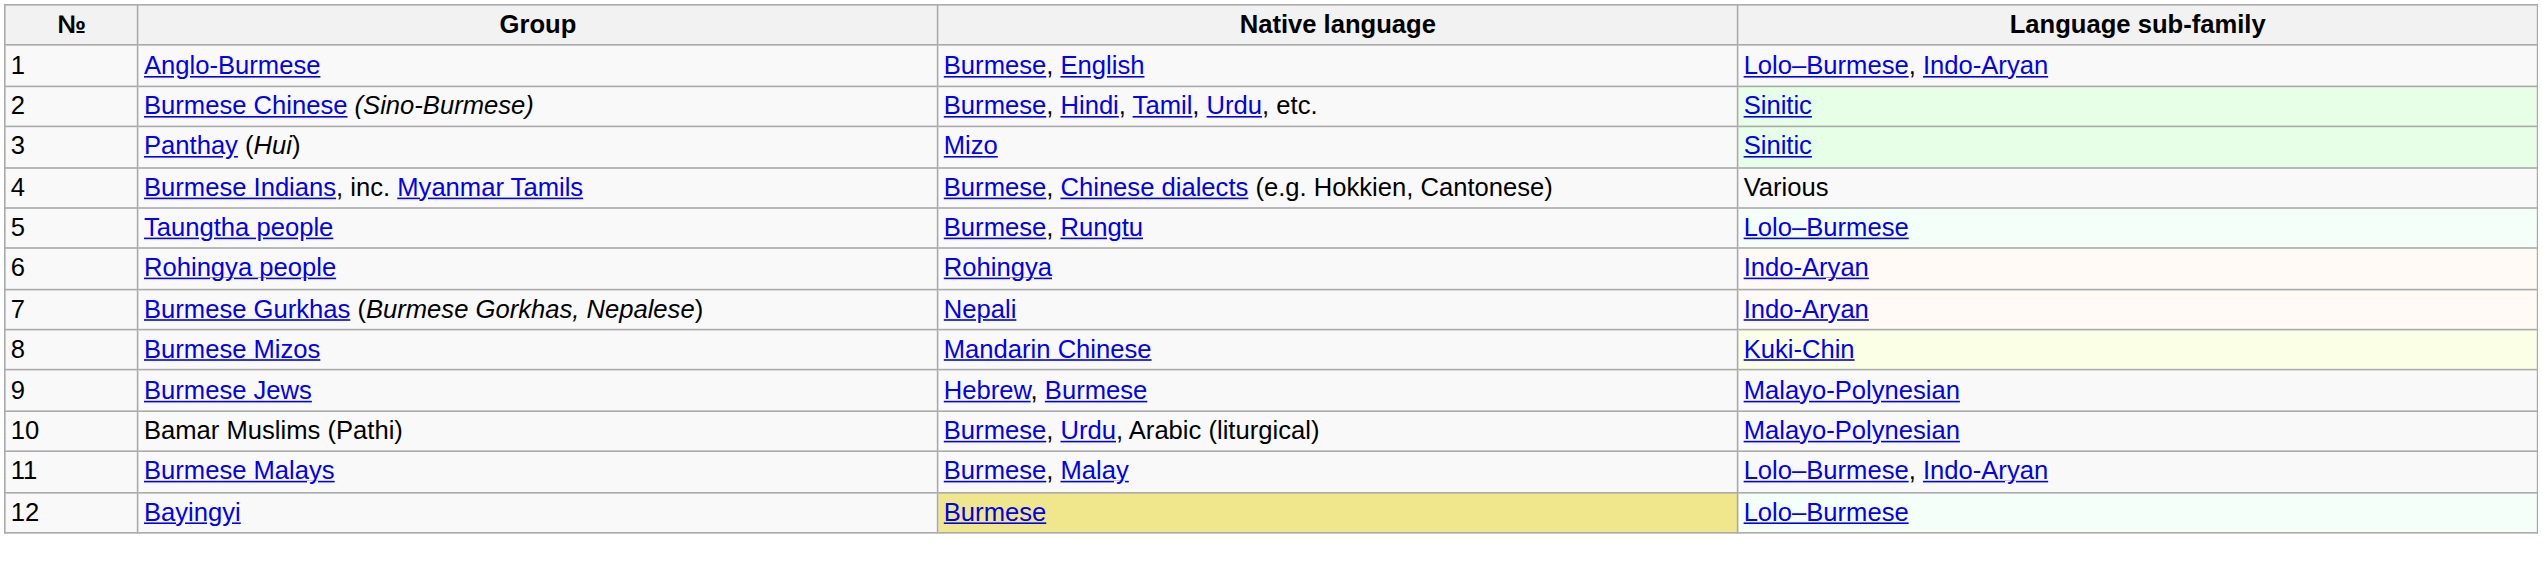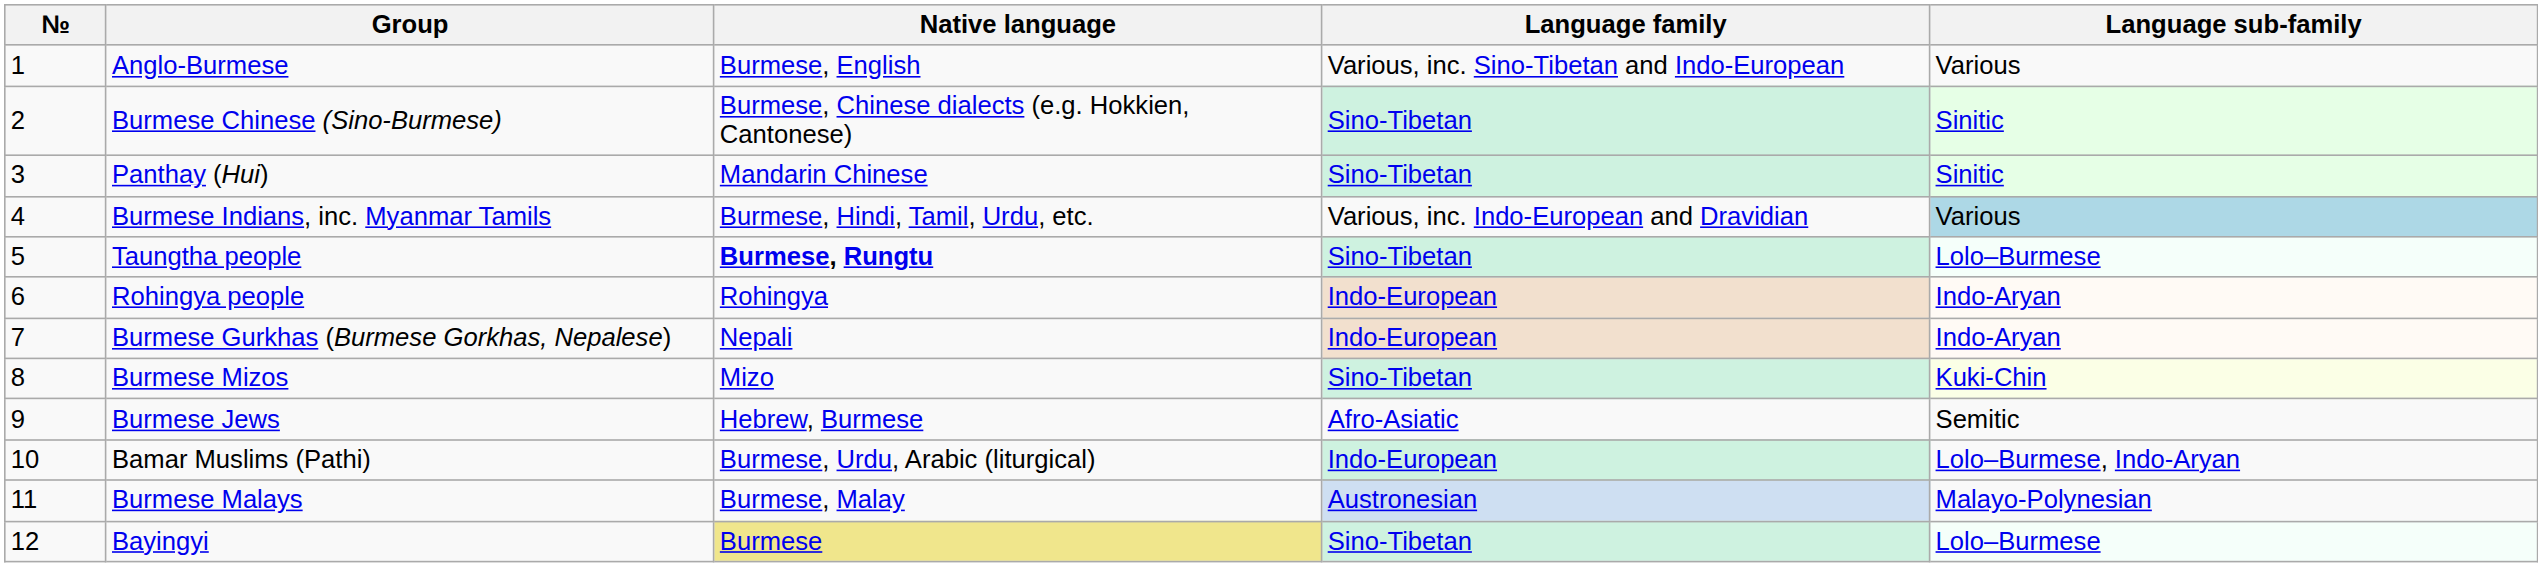+ column: (1626, 24)
(1896, 65) Lolo–Burmese, Indo-Aryan -> (1978, 65) Various
(1131, 106) Burmese, Hindi, Tamil, Urdu, etc. -> (955, 120) Burmese, Chinese dialects (e.g. Hokkien, Cantonese)
(971, 146) Mizo -> (824, 175) Mandarin Chinese
(1248, 187) Burmese, Chinese dialects (e.g. Hokkien, Cantonese) -> (907, 216) Burmese, Hindi, Tamil, Urdu, etc.
(1786, 187) no background -> (1978, 216) lightblue background
(1043, 227) normal -> (827, 256) bold
(1048, 349) Mandarin Chinese -> (747, 378) Mizo
(1852, 390) Malayo-Polynesian -> (1978, 418) Semitic
(1852, 430) Malayo-Polynesian -> (2088, 459) Lolo–Burmese, Indo-Aryan
(1896, 471) Lolo–Burmese, Indo-Aryan -> (2044, 500) Malayo-Polynesian
